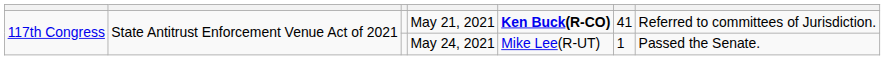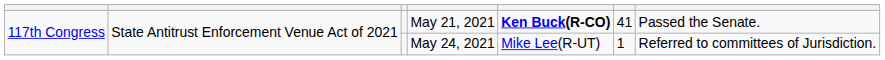(757, 21) Referred to committees of Jurisdiction. -> (699, 21) Passed the Senate.
(699, 44) Passed the Senate. -> (757, 44) Referred to committees of Jurisdiction.
